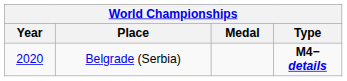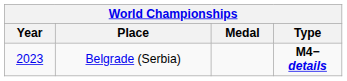(30, 59) 2020 -> (30, 59) 2023
